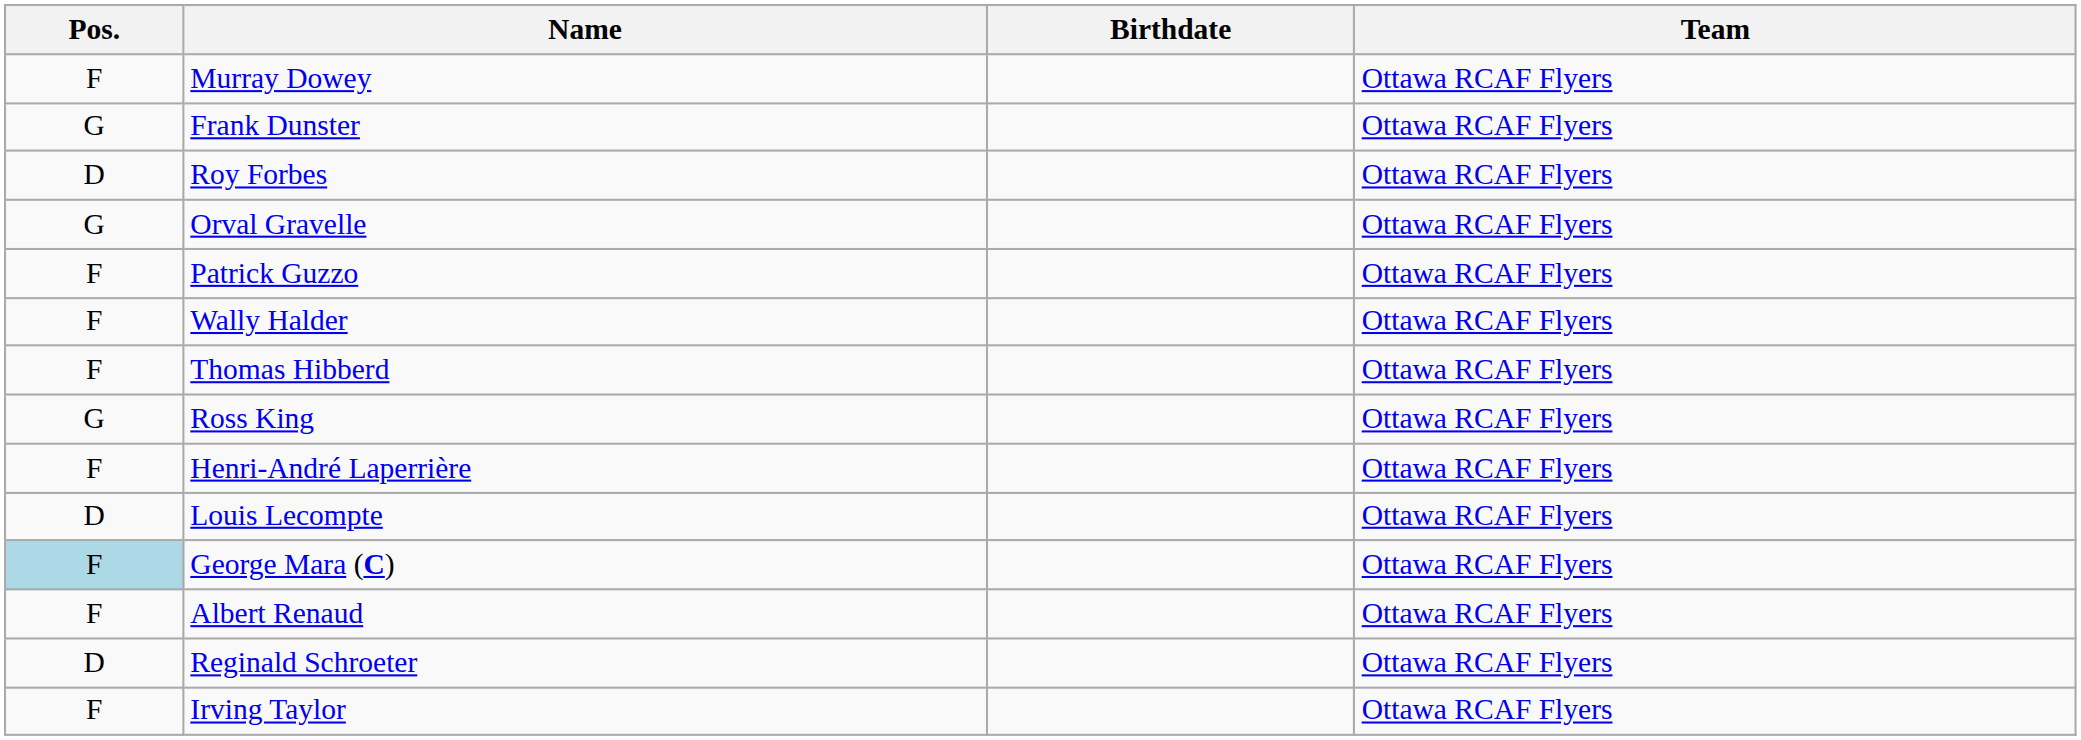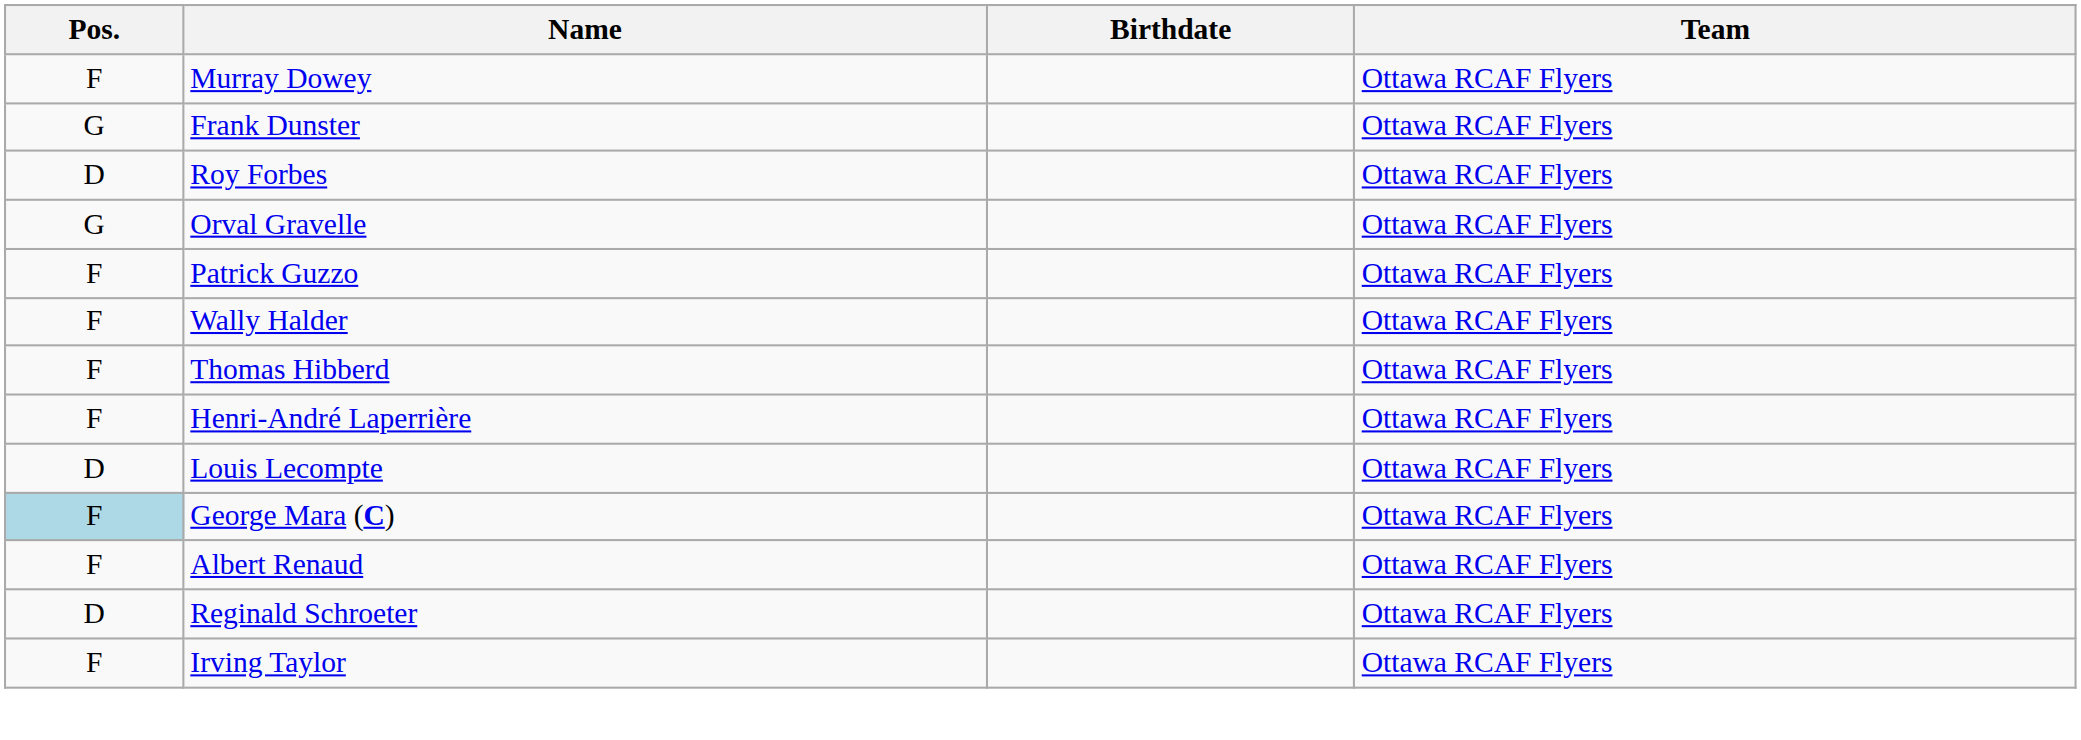- row: (252, 418)
